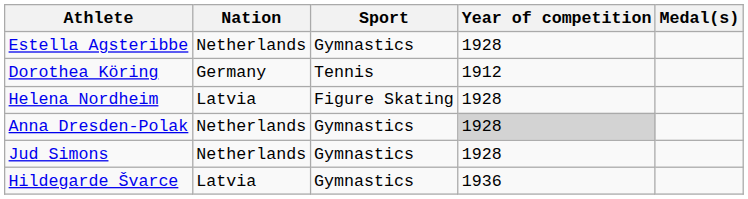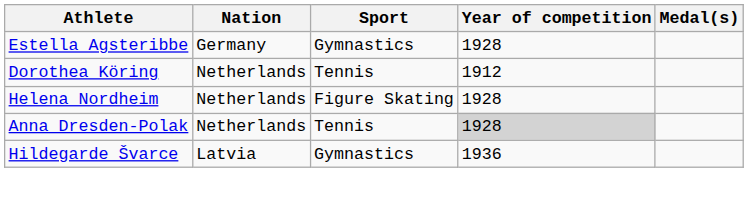(251, 45) Netherlands -> (231, 45) Germany
(231, 72) Germany -> (251, 72) Netherlands
(226, 100) Latvia -> (251, 100) Netherlands
(364, 127) Gymnastics -> (344, 127) Tennis
- row: (59, 154)
